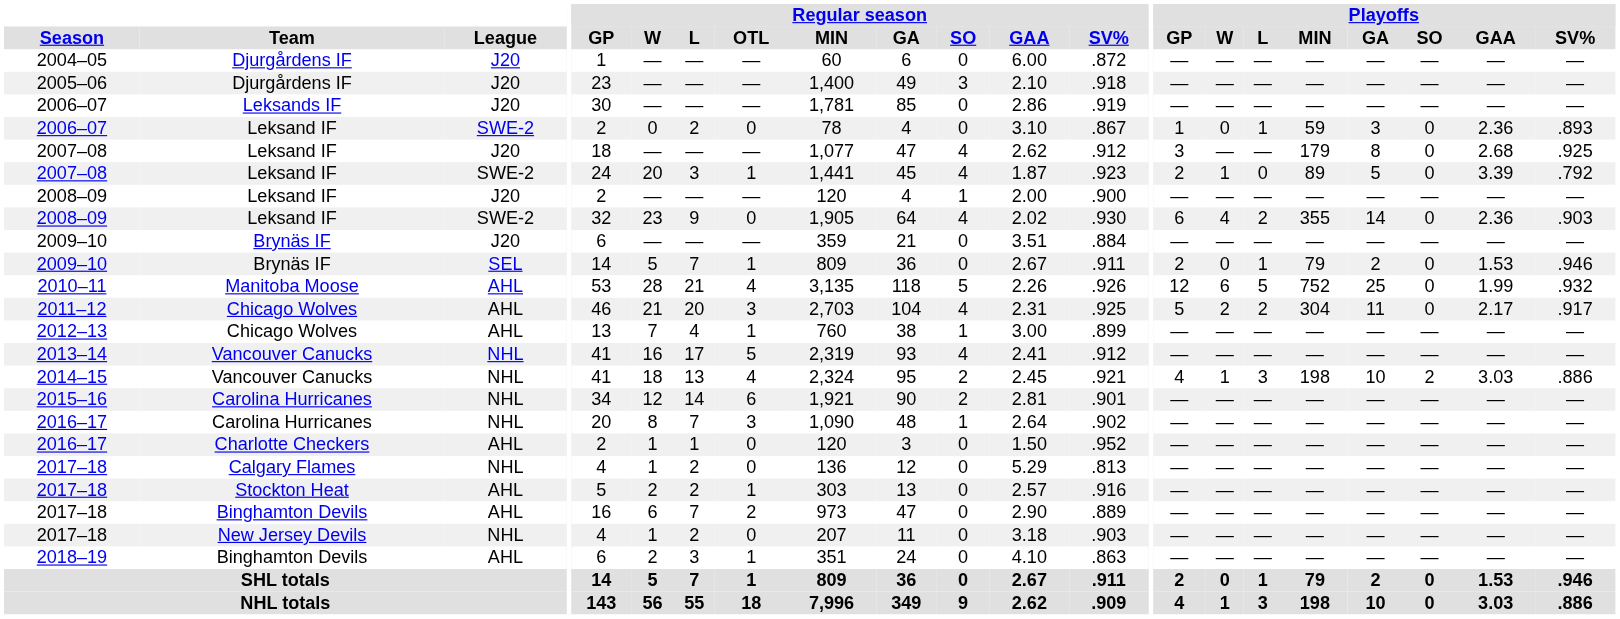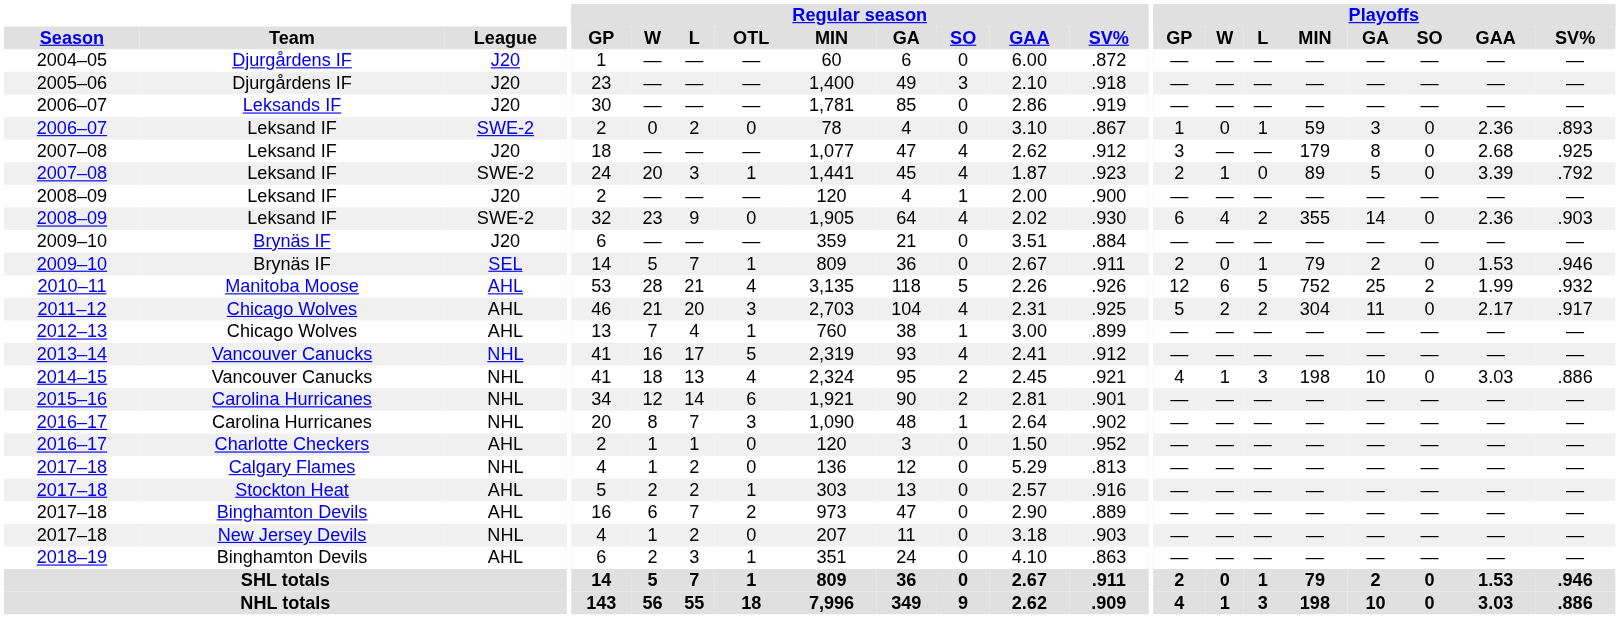(1429, 286) 0 -> (1429, 286) 2
(1429, 376) 2 -> (1429, 376) 0
